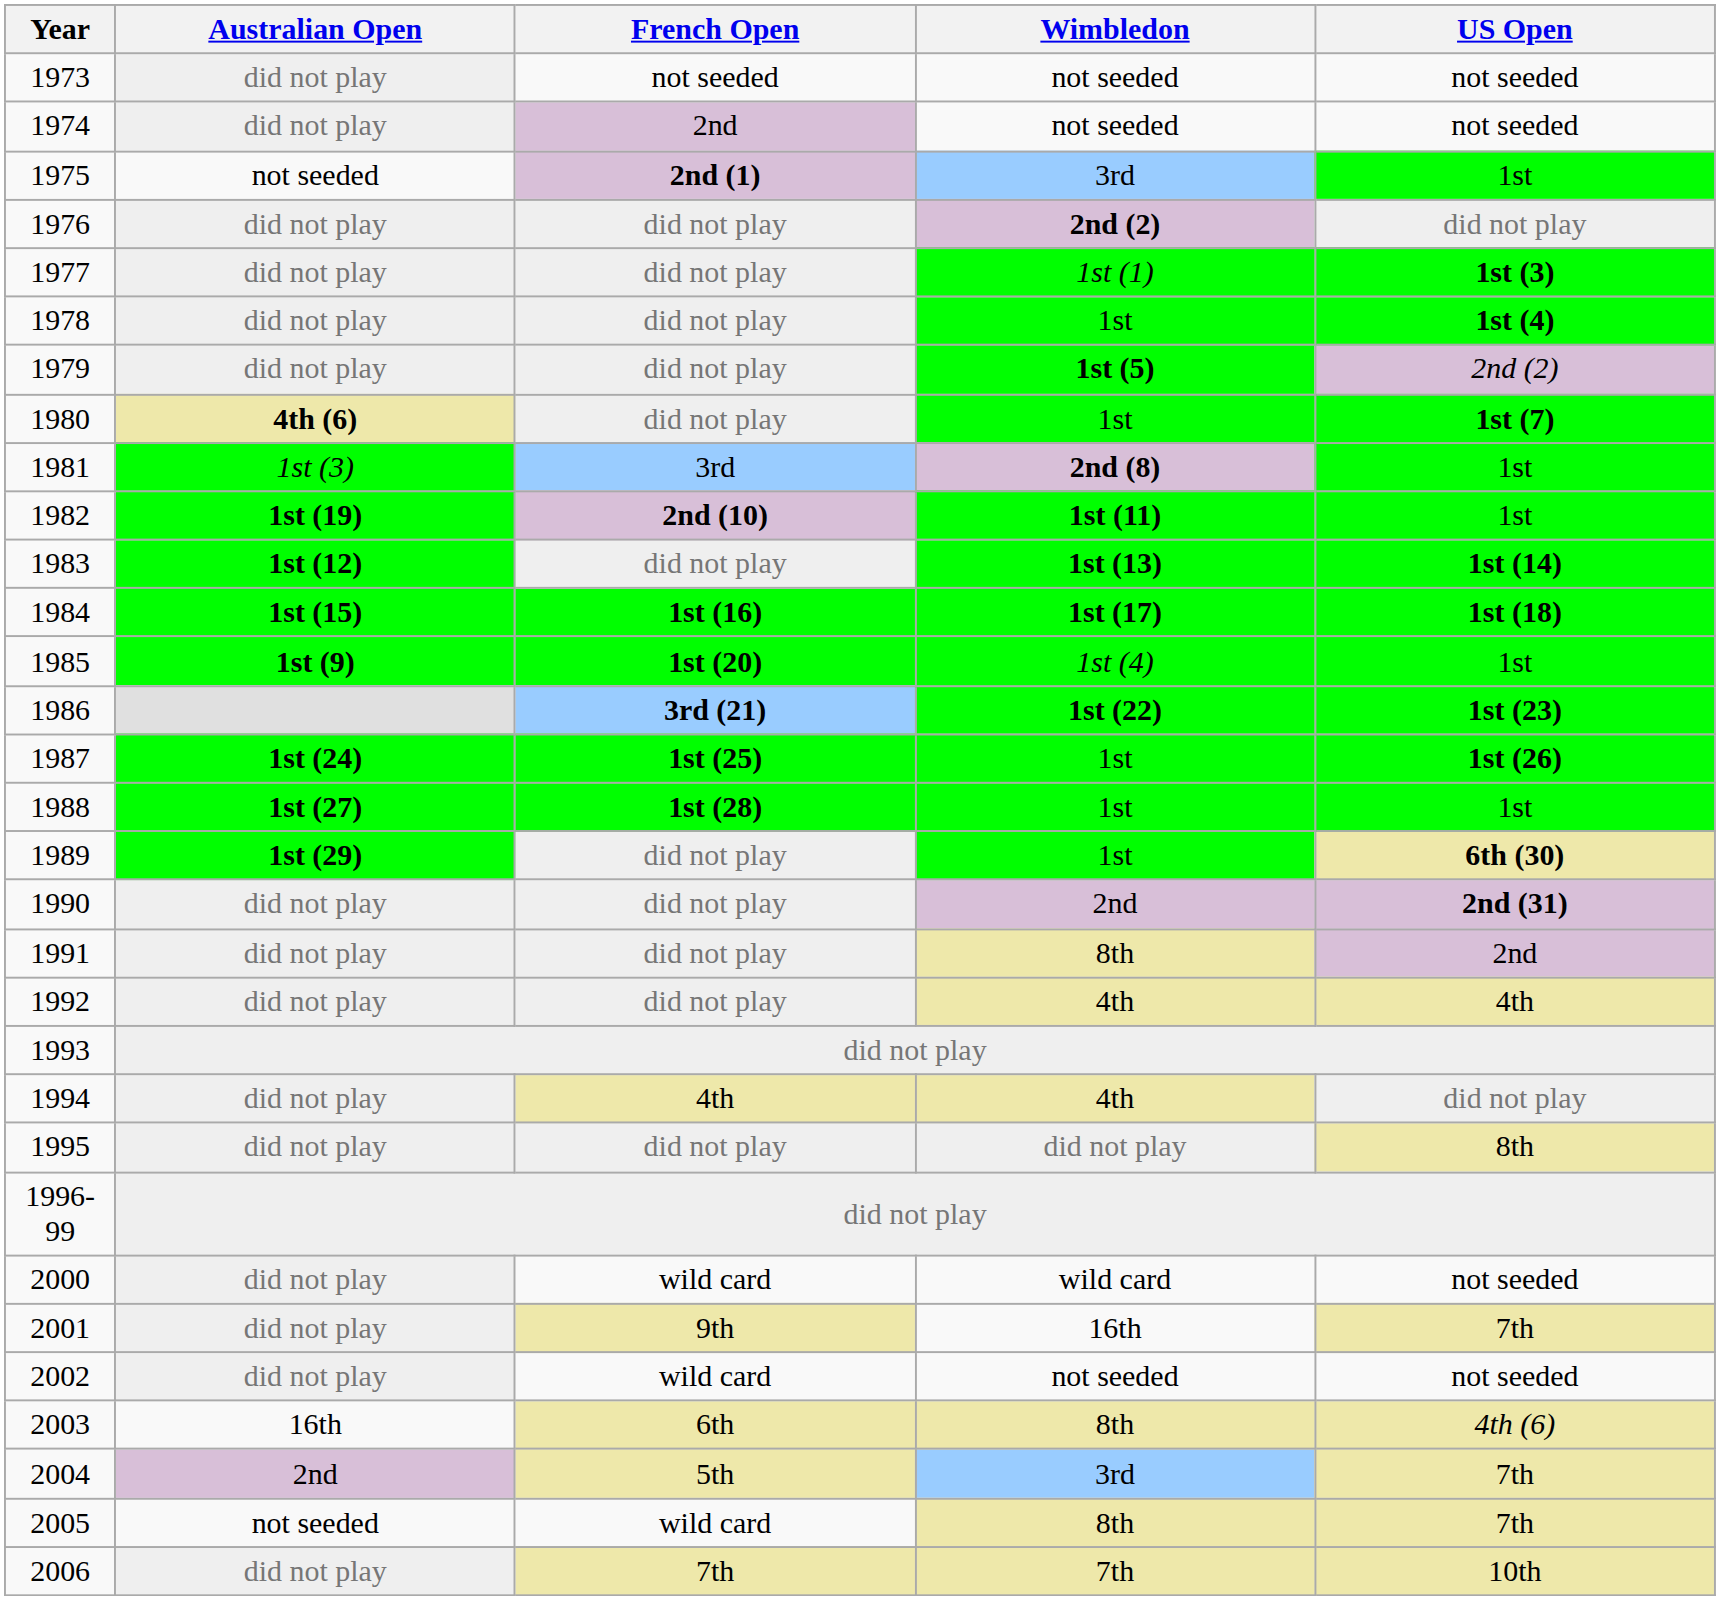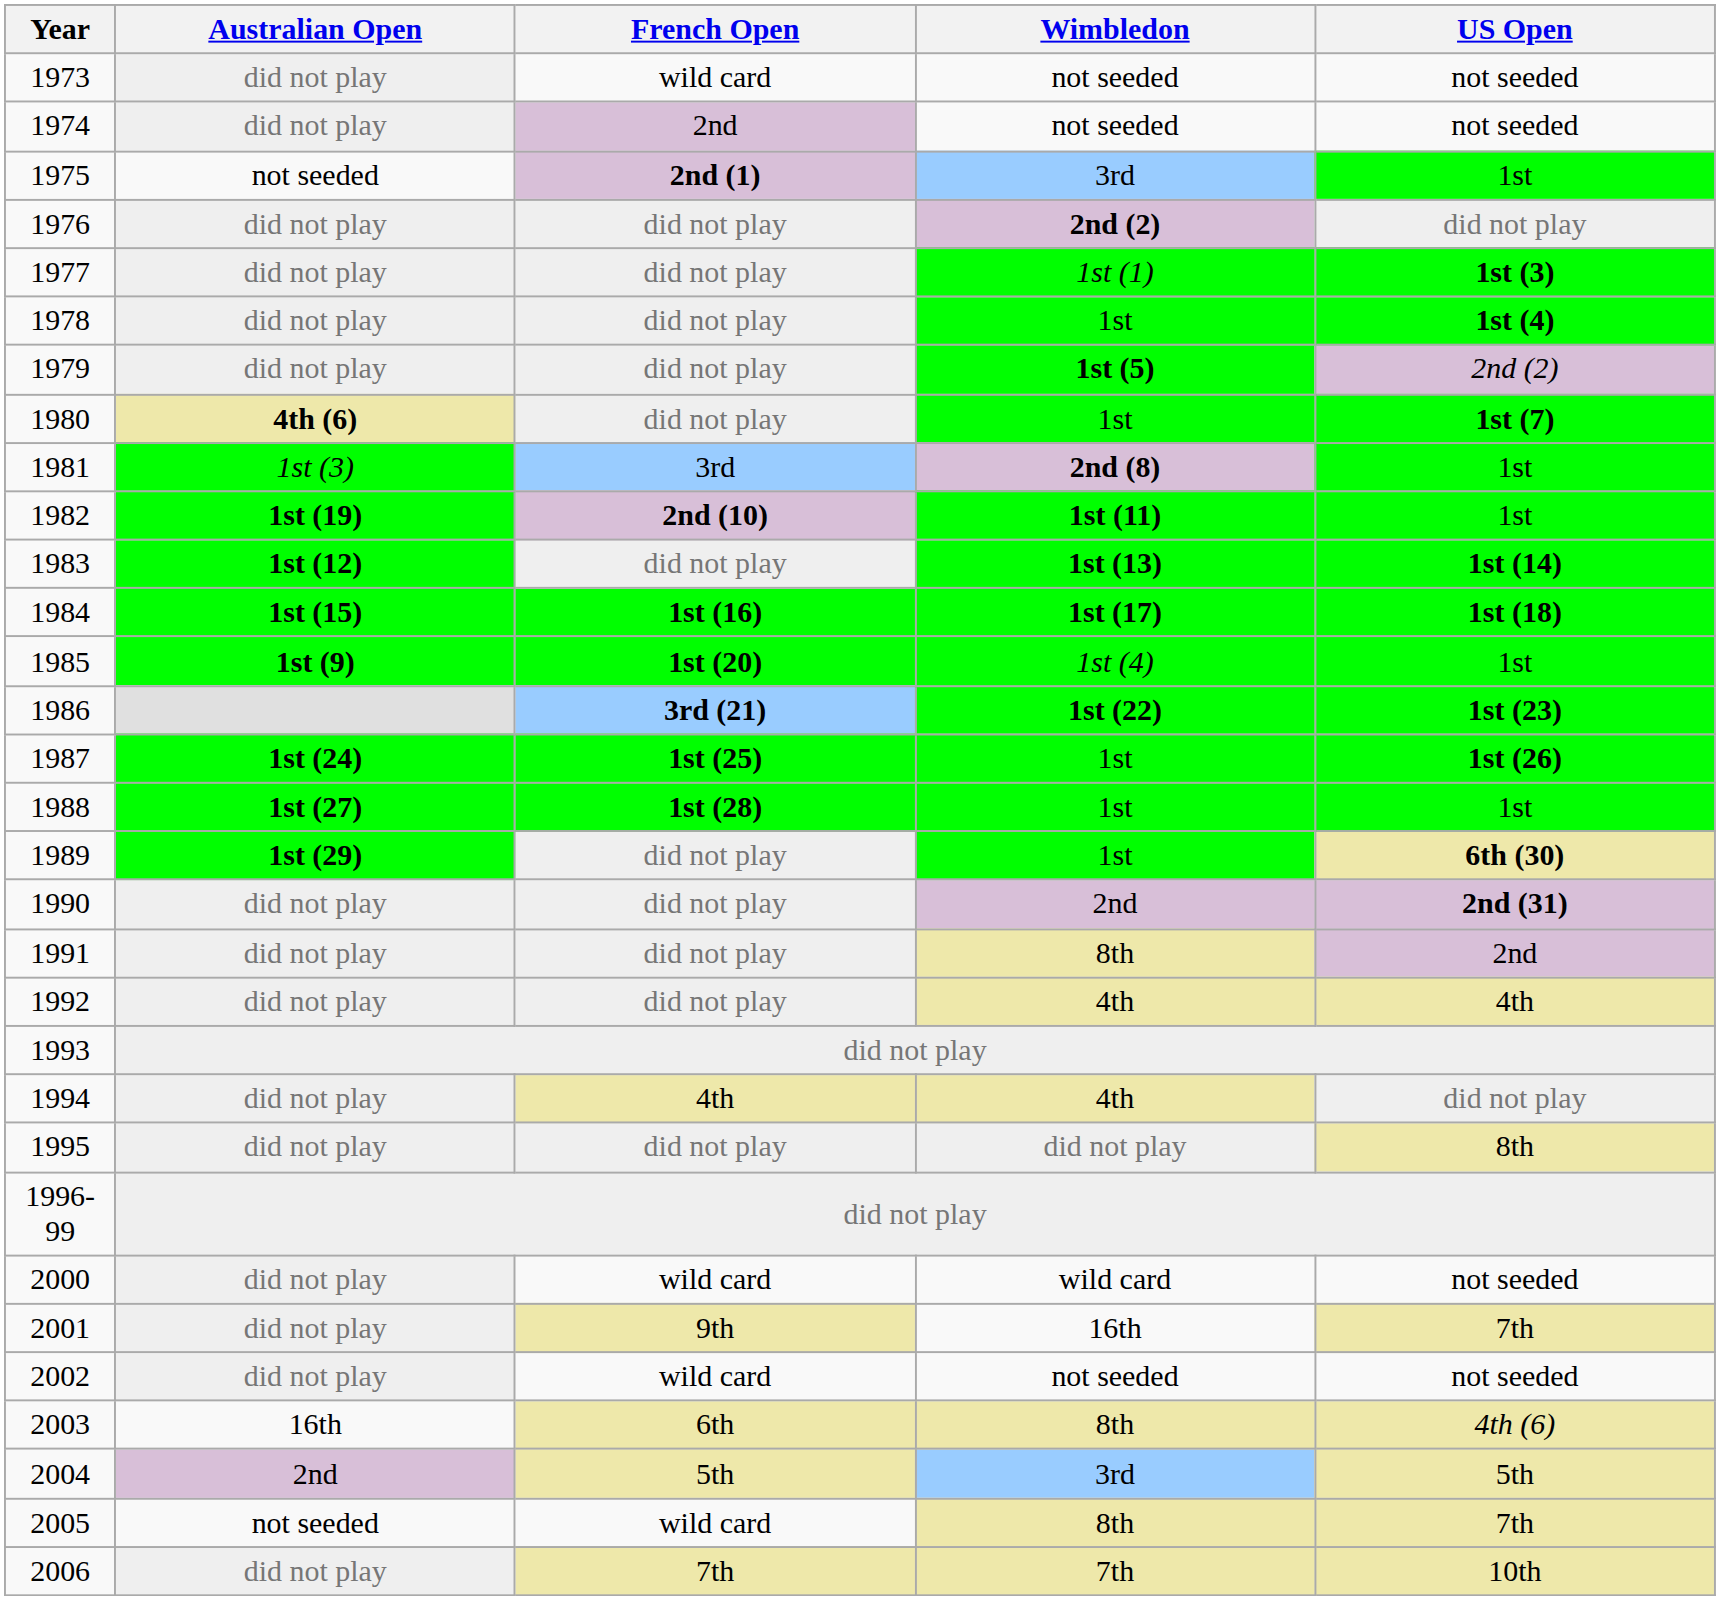(715, 76) not seeded -> (715, 76) wild card
(1515, 1472) 7th -> (1515, 1472) 5th
